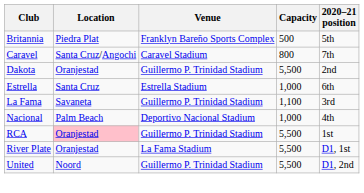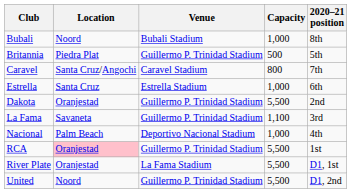+ row: (20, 39)
(208, 39) Franklyn Bareño Sports Complex -> (202, 54) Guillermo P. Trinidad Stadium
rows swapped: (21, 70) <-> (22, 86)
